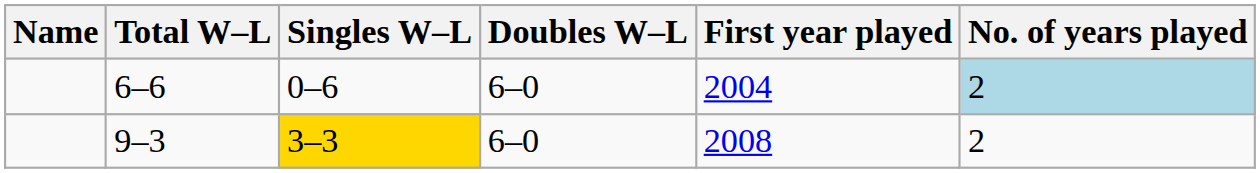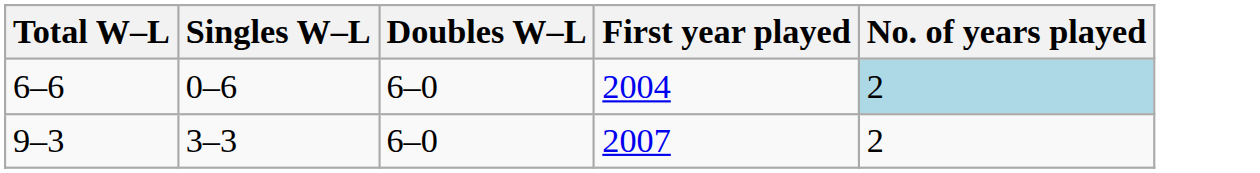- column: (56, 31)
(313, 140) gold background -> (211, 140) no background
(738, 140) 2008 -> (637, 140) 2007
